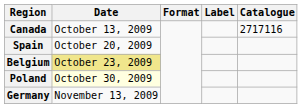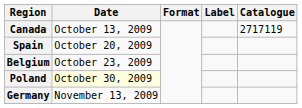(261, 29) 2717116 -> (261, 29) 2717119
(103, 62) khaki background -> (103, 62) no background
